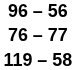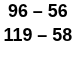- row: (38, 35)
